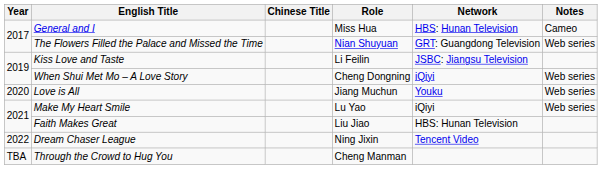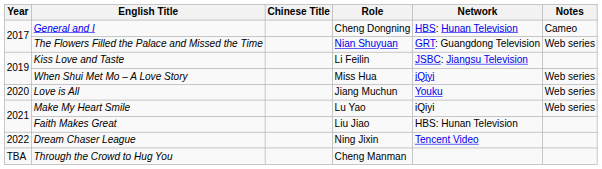(356, 28) Miss Hua -> (372, 28) Cheng Dongning
(372, 76) Cheng Dongning -> (356, 76) Miss Hua
